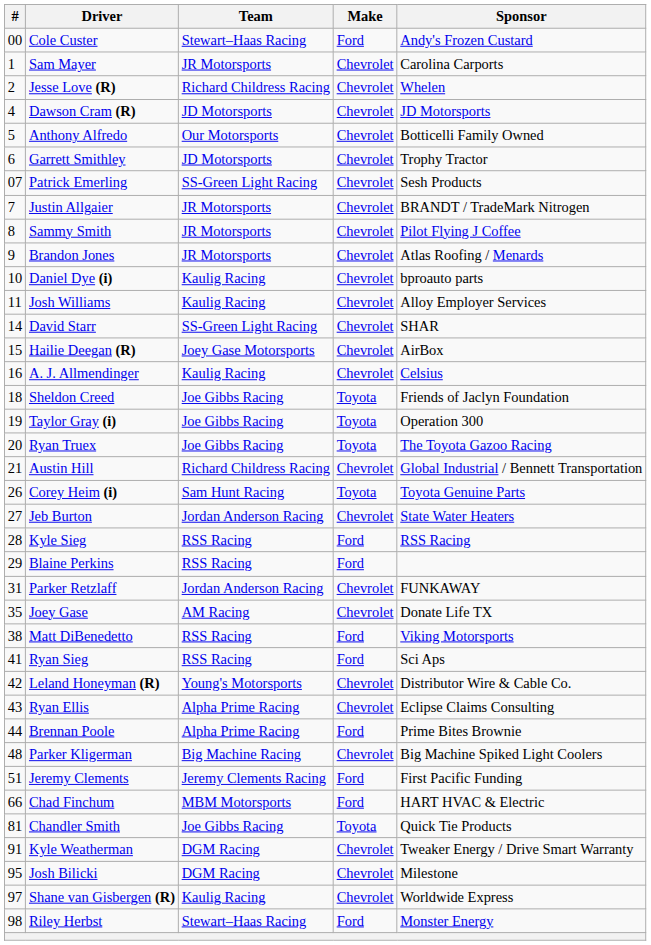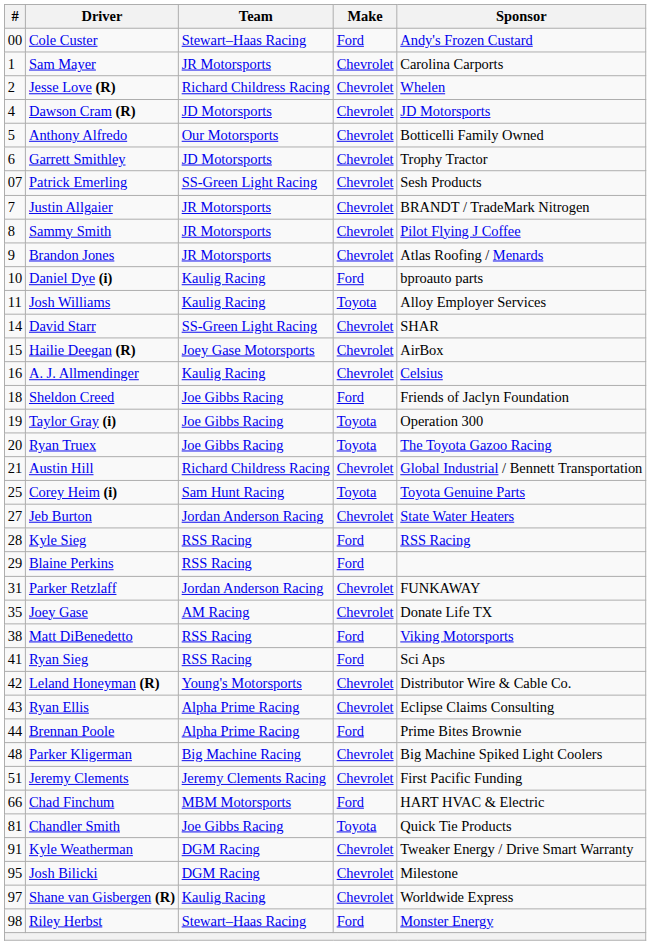(365, 278) Chevrolet -> (350, 278) Ford
(365, 302) Chevrolet -> (357, 302) Toyota
(357, 397) Toyota -> (350, 397) Ford
(15, 492) 26 -> (15, 492) 25
(350, 778) Ford -> (365, 778) Chevrolet
